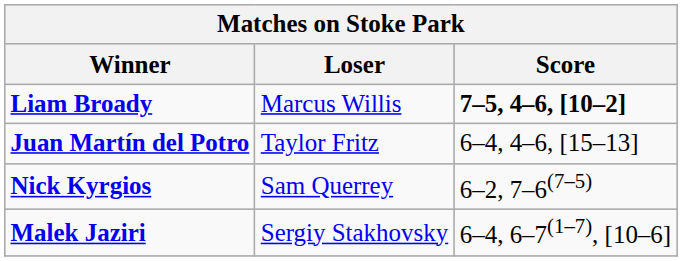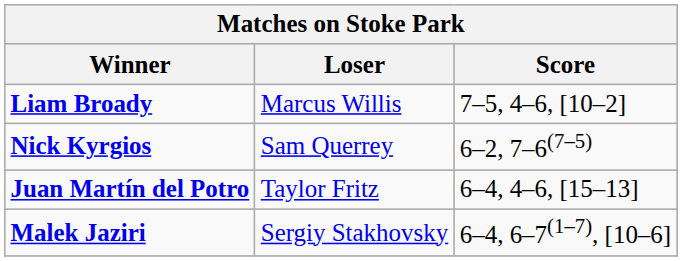(543, 103) bold -> (543, 103) normal
rows swapped: (130, 143) <-> (81, 185)
